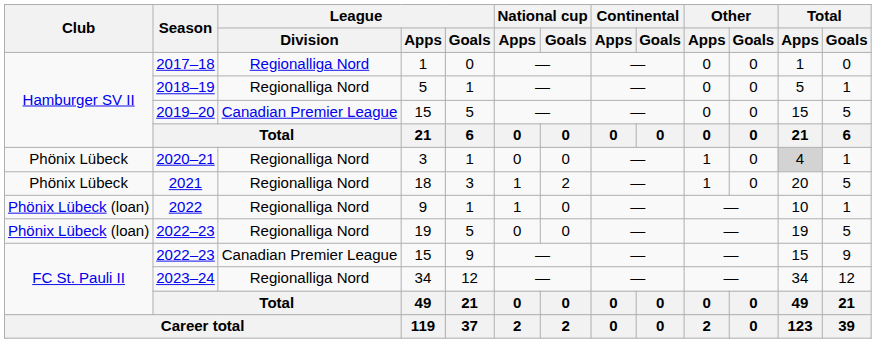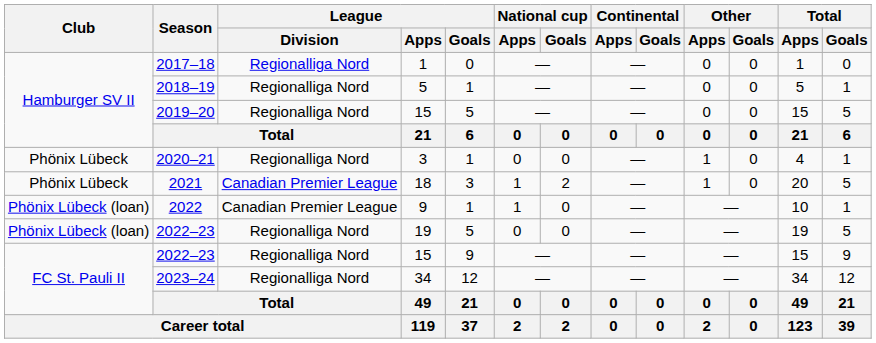(309, 111) Canadian Premier League -> (309, 111) Regionalliga Nord
(800, 159) lightgrey background -> (800, 159) no background
(309, 183) Regionalliga Nord -> (309, 183) Canadian Premier League
(309, 207) Regionalliga Nord -> (309, 207) Canadian Premier League
(309, 254) Canadian Premier League -> (309, 254) Regionalliga Nord
